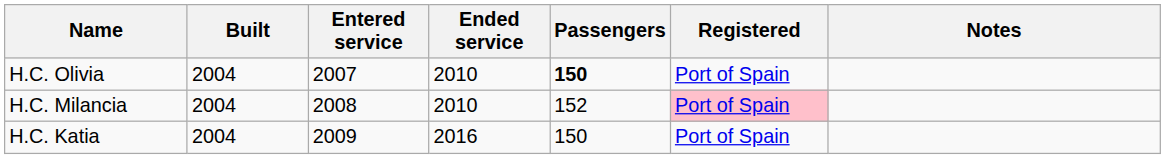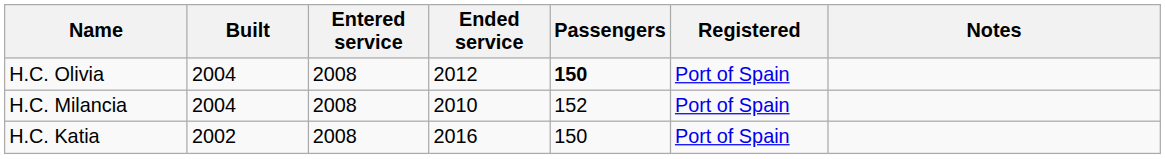(335, 74) 2007 -> (335, 74) 2008
(455, 74) 2010 -> (455, 74) 2012
(732, 105) pink background -> (732, 105) no background
(214, 136) 2004 -> (214, 136) 2002
(335, 136) 2009 -> (335, 136) 2008
